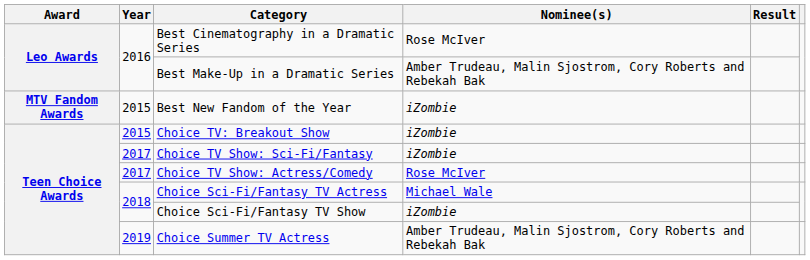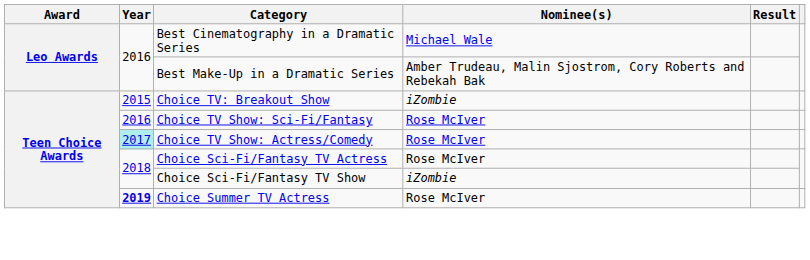(446, 41) Rose McIver -> (449, 41) Michael Wale
- row: (254, 107)
(137, 153) 2017 -> (137, 120) 2016
(431, 153) iZombie -> (446, 120) Rose McIver
(137, 173) no background -> (137, 139) paleturquoise background
(449, 192) Michael Wale -> (446, 159) Rose McIver
(137, 238) normal -> (137, 198) bold
(575, 238) Amber Trudeau, Malin Sjostrom, Cory Roberts and Rebekah Bak -> (446, 198) Rose McIver
